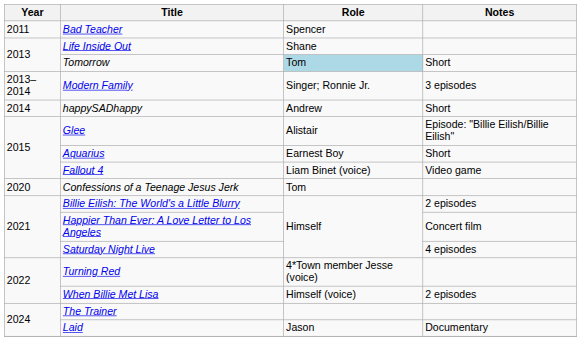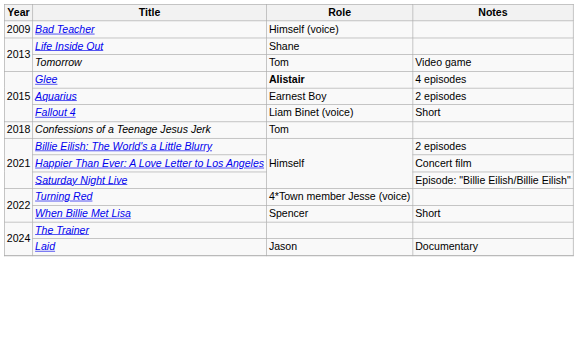(18, 29) 2011 -> (19, 29) 2009
(306, 29) Spencer -> (304, 29) Himself (voice)
(296, 63) lightblue background -> (279, 63) no background
(438, 63) Short -> (443, 63) Video game
- row: (98, 85)
- row: (102, 108)
(302, 131) normal -> (287, 79) bold
(487, 131) Episode: "Billie Eilish/Billie Eilish" -> (441, 79) 4 episodes
(438, 153) Short -> (441, 96) 2 episodes
(453, 170) Video game -> (428, 113) Short
(19, 187) 2020 -> (19, 130) 2018
(451, 249) 4 episodes -> (493, 180) Episode: "Billie Eilish/Billie Eilish"
(321, 294) Himself (voice) -> (289, 213) Spencer
(451, 294) 2 episodes -> (428, 213) Short
